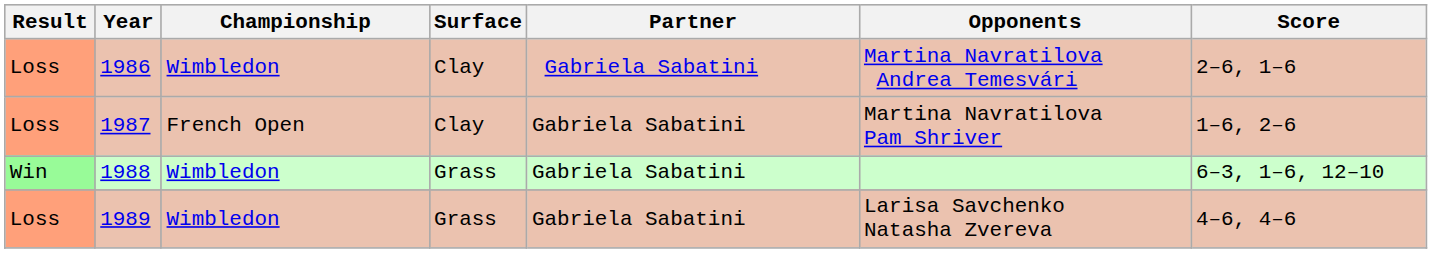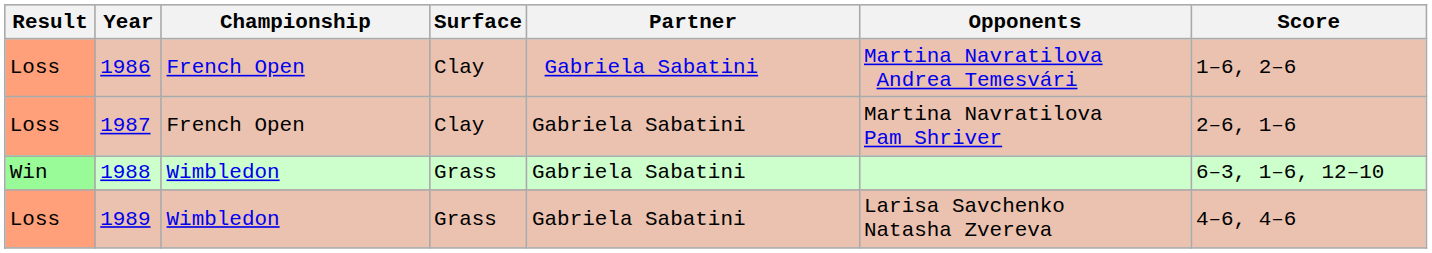(223, 68) Wimbledon -> (236, 68) French Open
(1246, 68) 2–6, 1–6 -> (1246, 68) 1–6, 2–6
(1246, 126) 1–6, 2–6 -> (1246, 126) 2–6, 1–6
